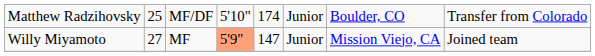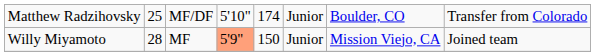(155, 39) 27 -> (155, 39) 28
(269, 39) 147 -> (269, 39) 150
